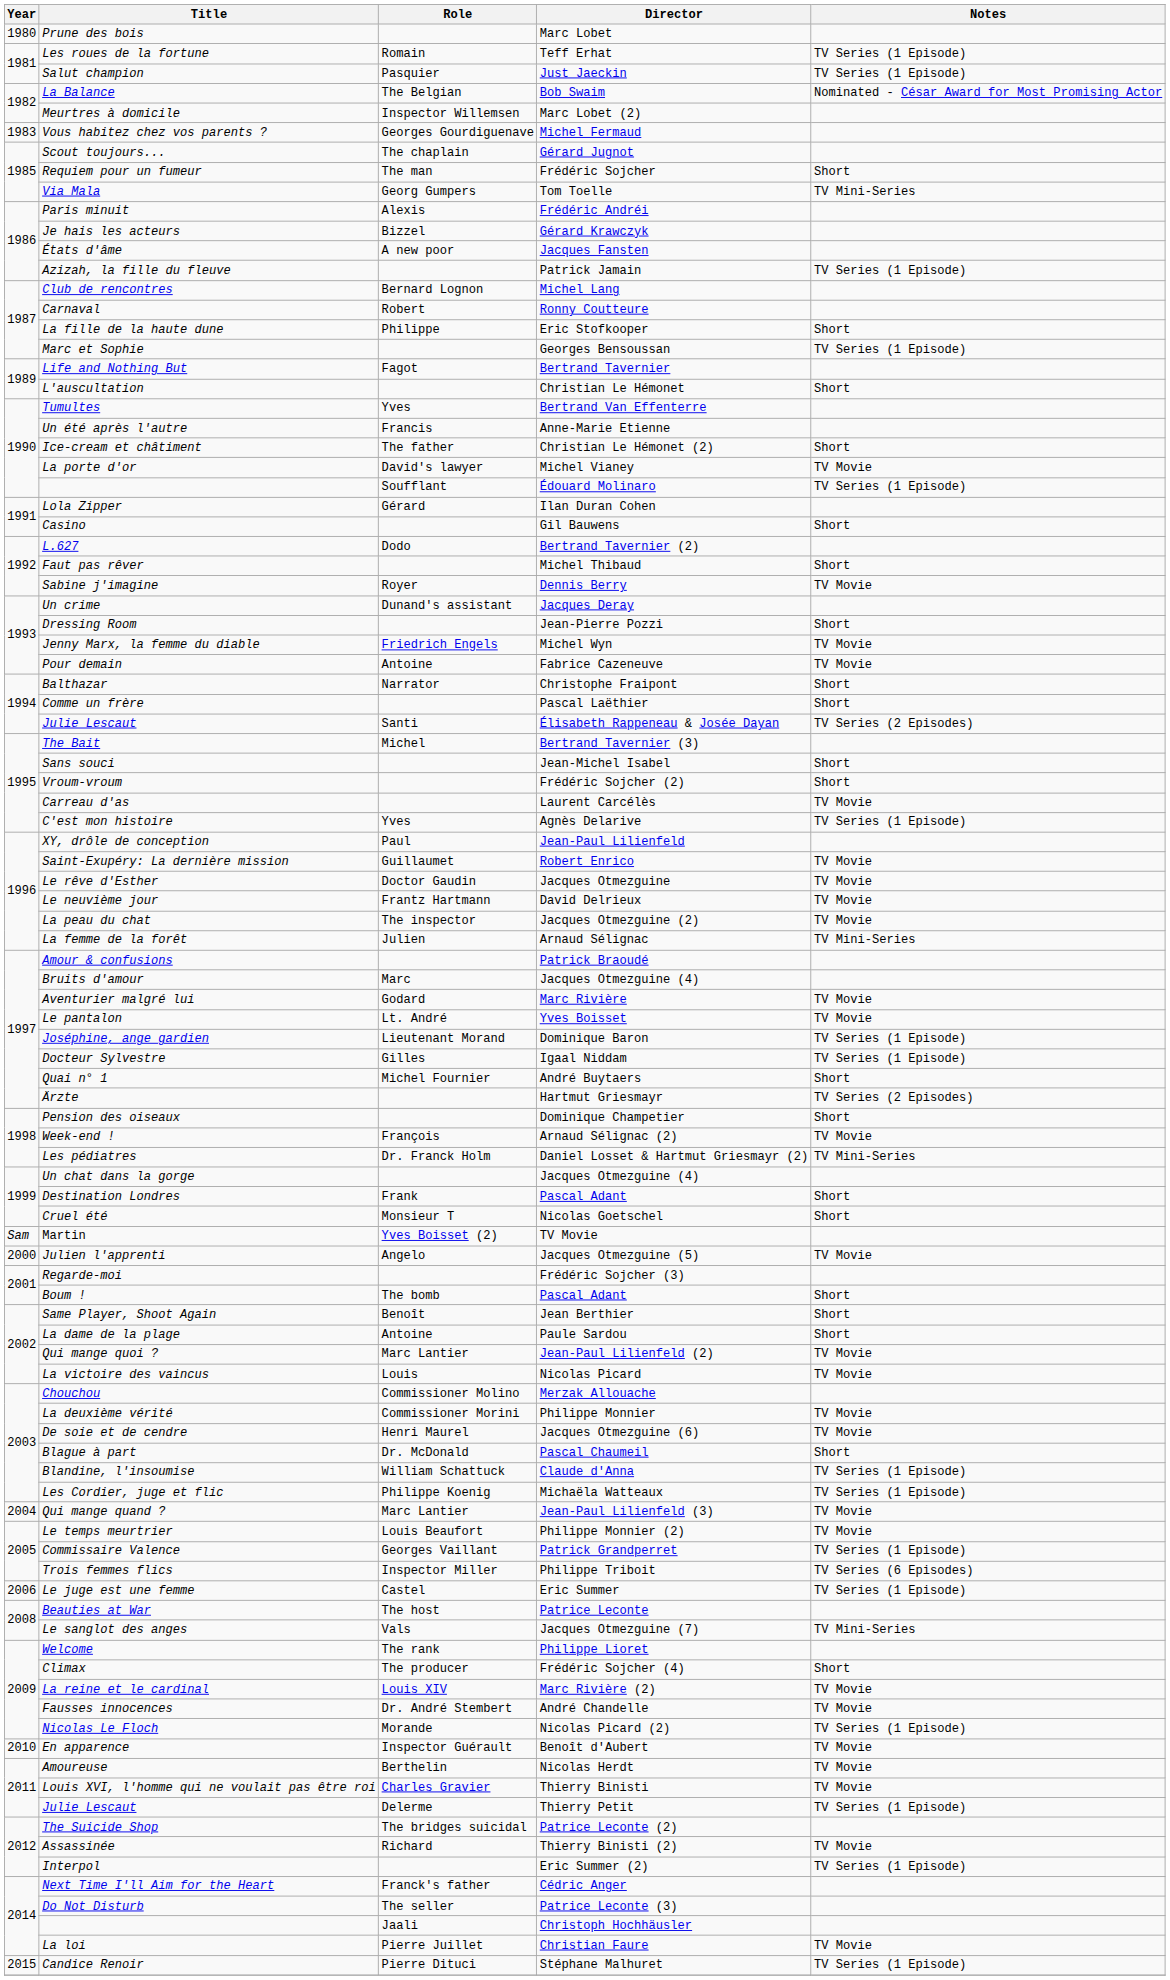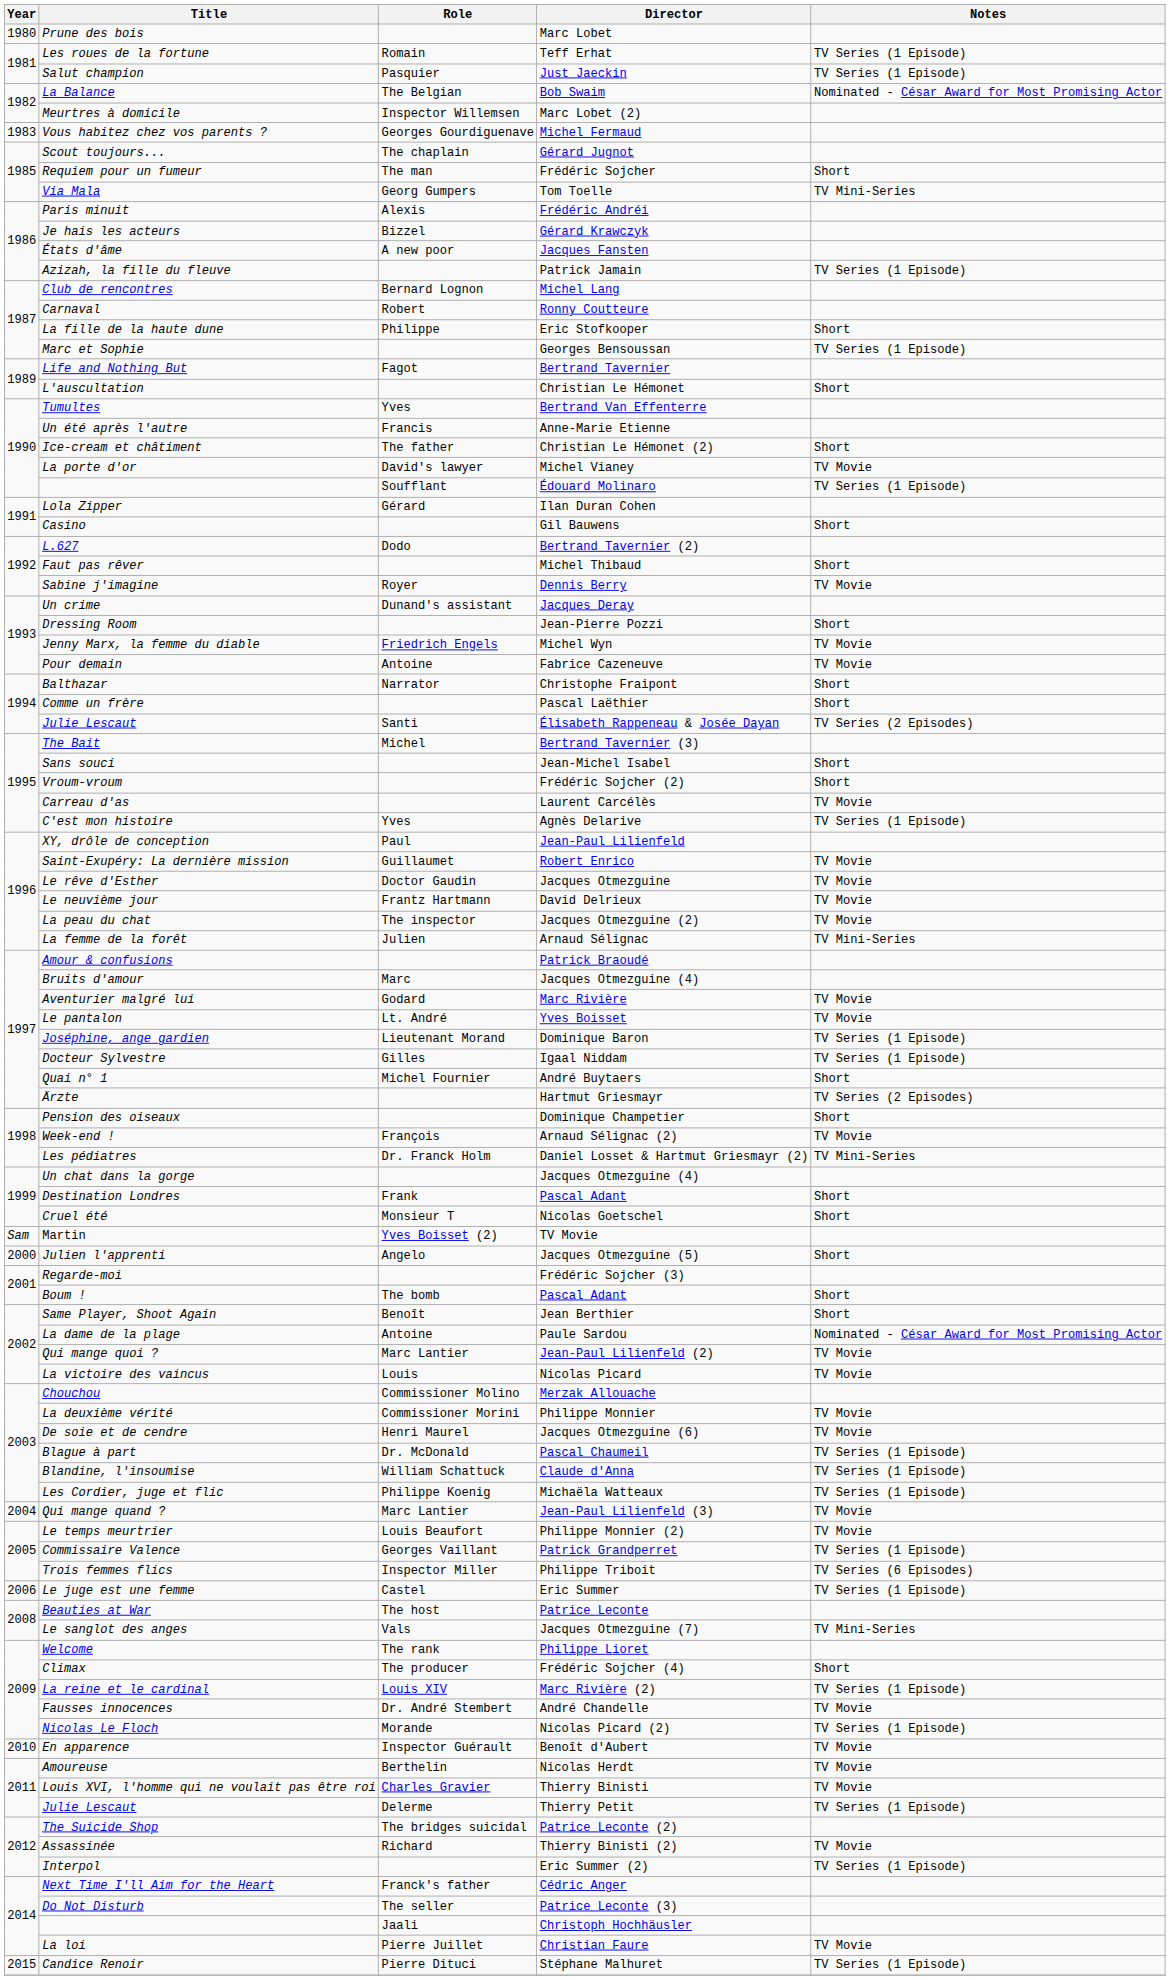(843, 1256) TV Movie -> (832, 1256) Short
(832, 1335) Short -> (988, 1335) Nominated - César Award for Most Promising Actor
(832, 1453) Short -> (890, 1453) TV Series (1 Episode)
(843, 1689) TV Movie -> (890, 1689) TV Series (1 Episode)
